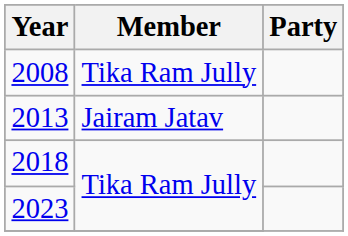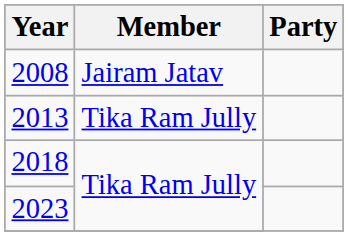(169, 72) Tika Ram Jully -> (152, 72) Jairam Jatav
(152, 117) Jairam Jatav -> (169, 117) Tika Ram Jully
